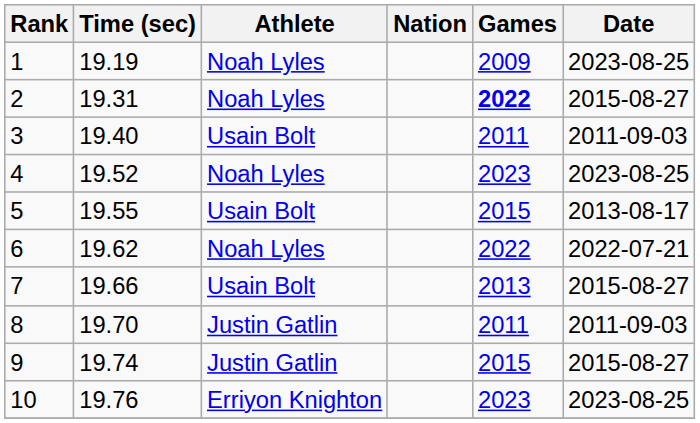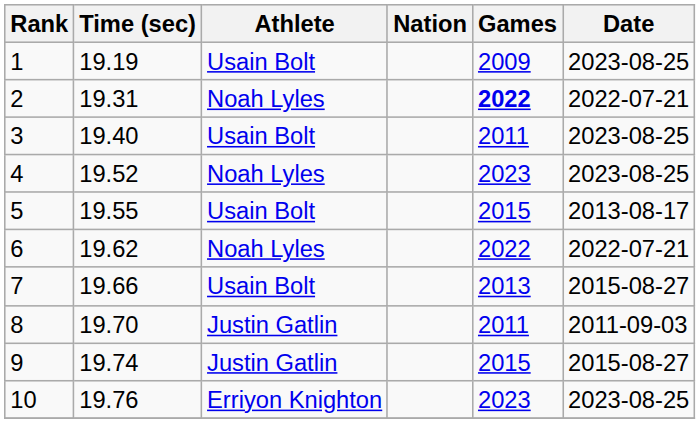(266, 61) Noah Lyles -> (261, 61) Usain Bolt
(629, 99) 2015-08-27 -> (629, 99) 2022-07-21
(628, 136) 2011-09-03 -> (629, 136) 2023-08-25
